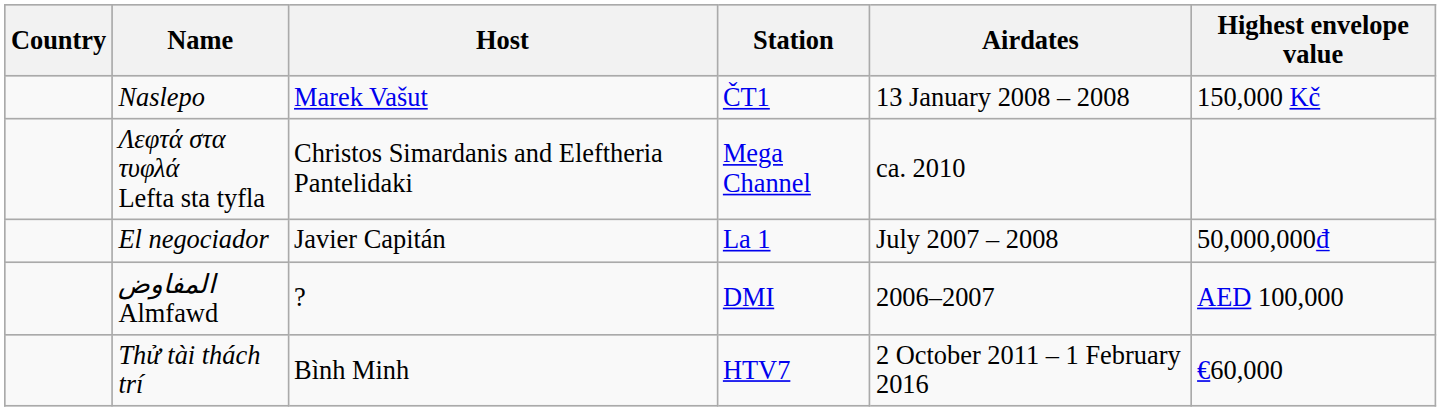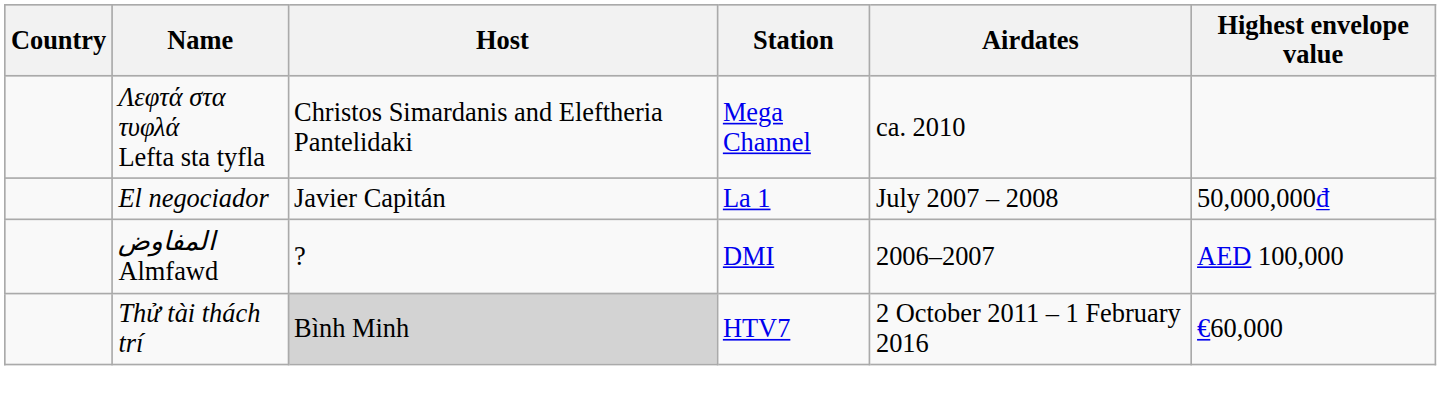- row: (162, 97)
(352, 370) no background -> (352, 328) lightgrey background
